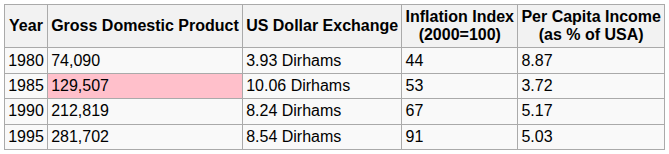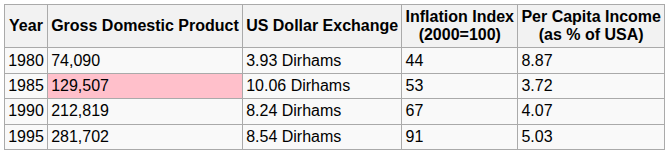(537, 111) 5.17 -> (537, 111) 4.07
